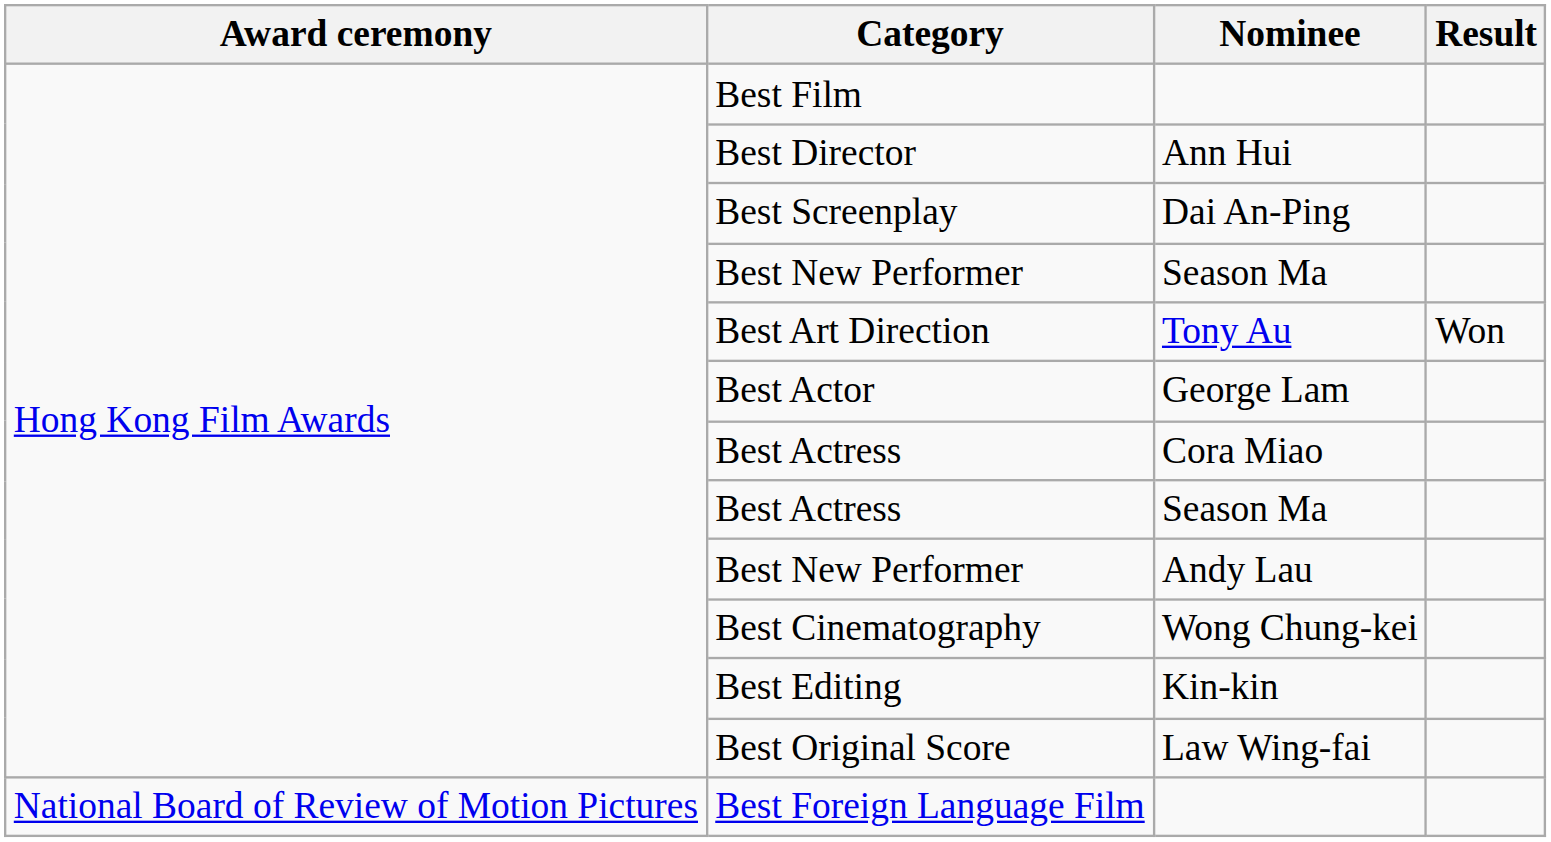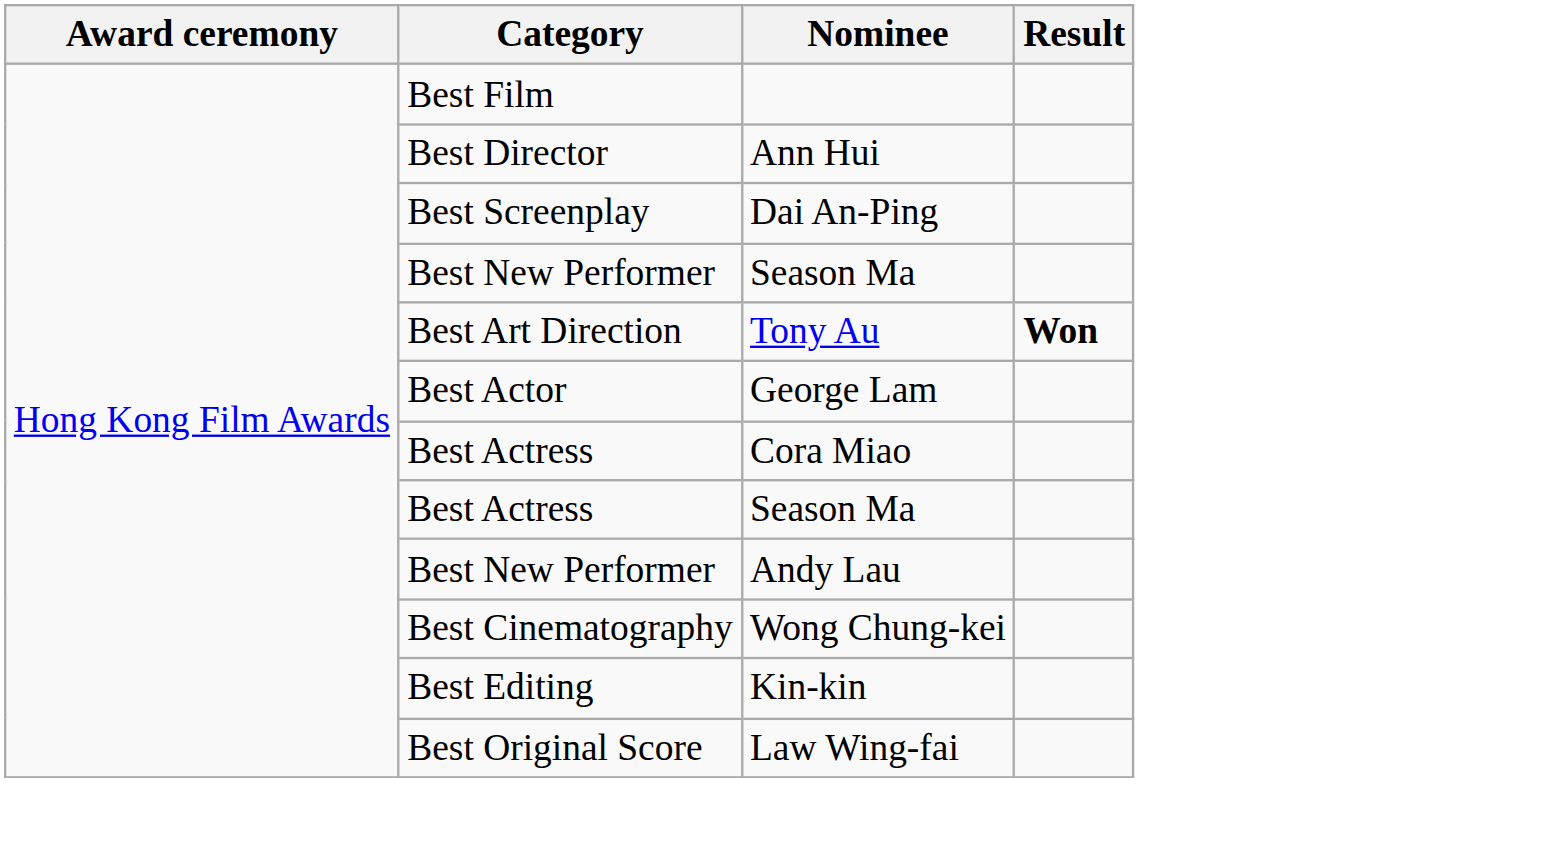(1470, 331) normal -> (1061, 331) bold
- row: (930, 806)
